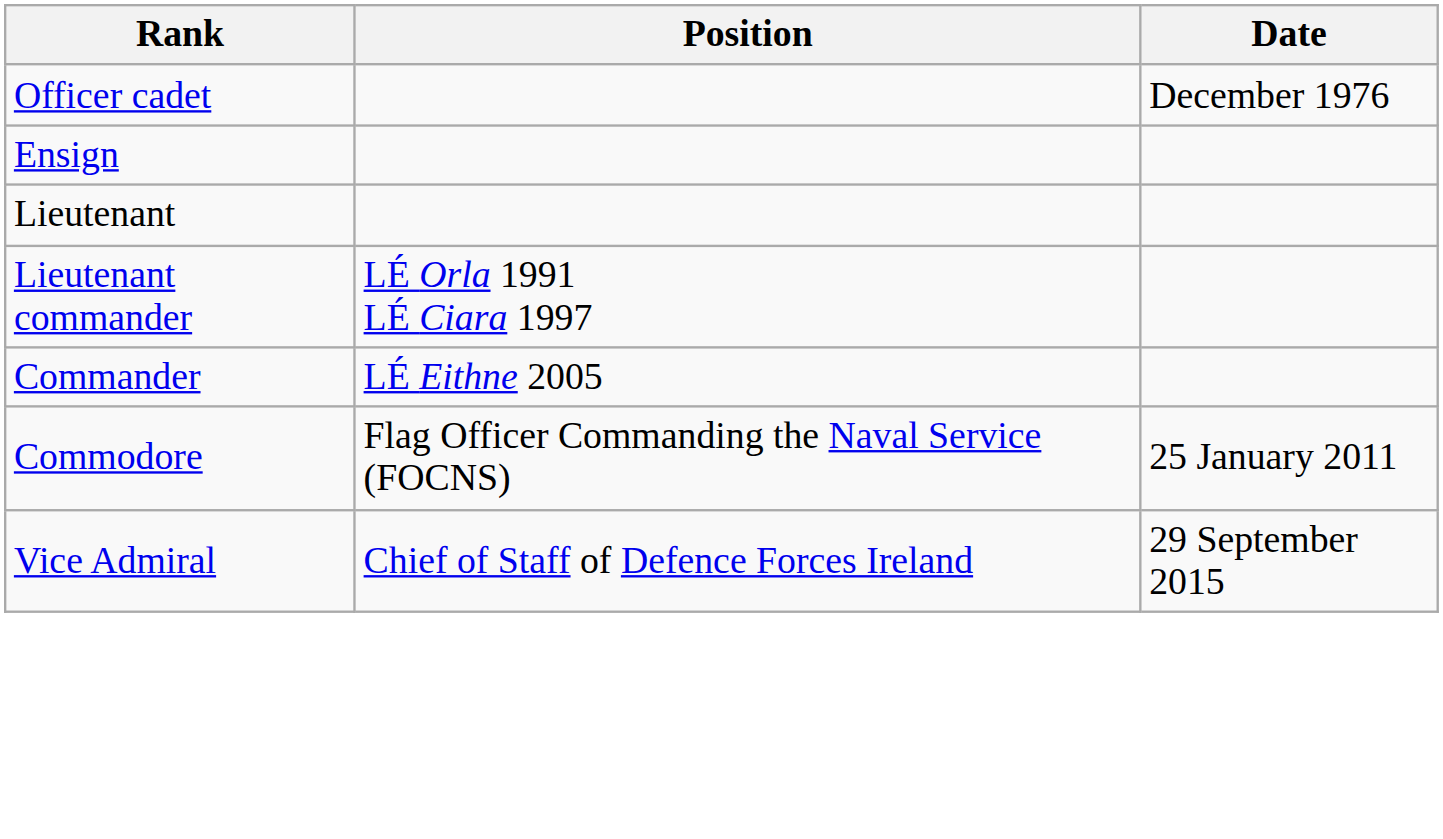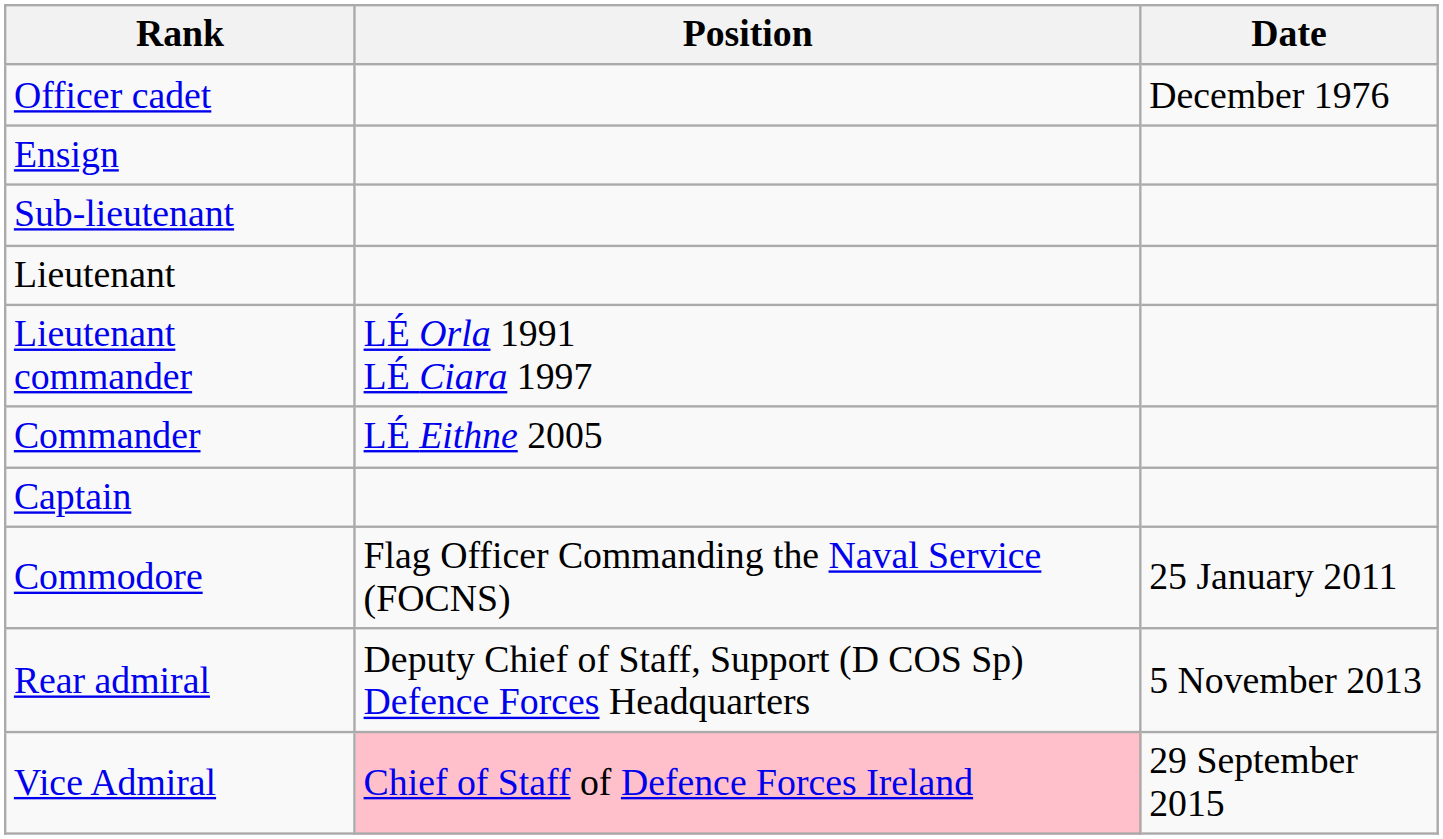+ row: (124, 214)
+ row: (73, 496)
+ row: (112, 679)
(668, 559) no background -> (668, 781) pink background
